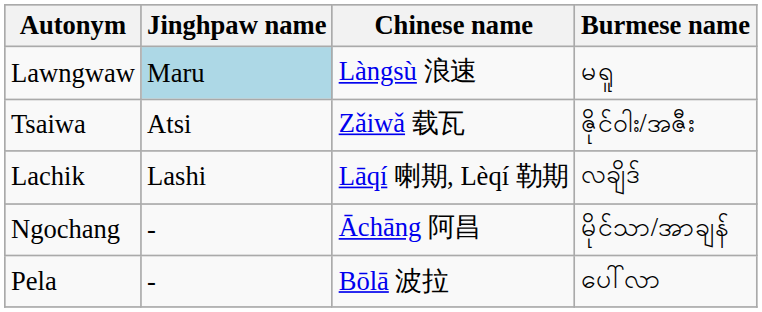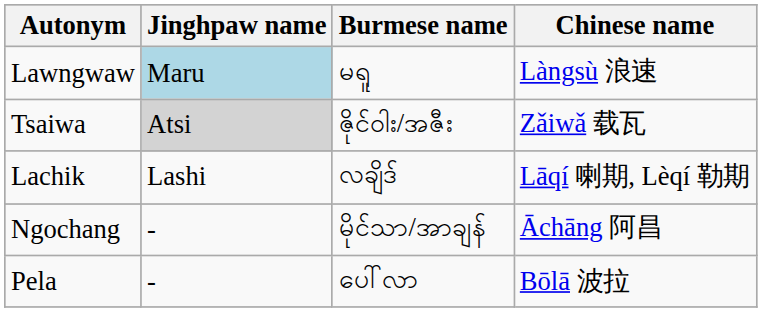columns swapped: (666, 25) <-> (454, 25)
(169, 124) no background -> (169, 124) lightgrey background
